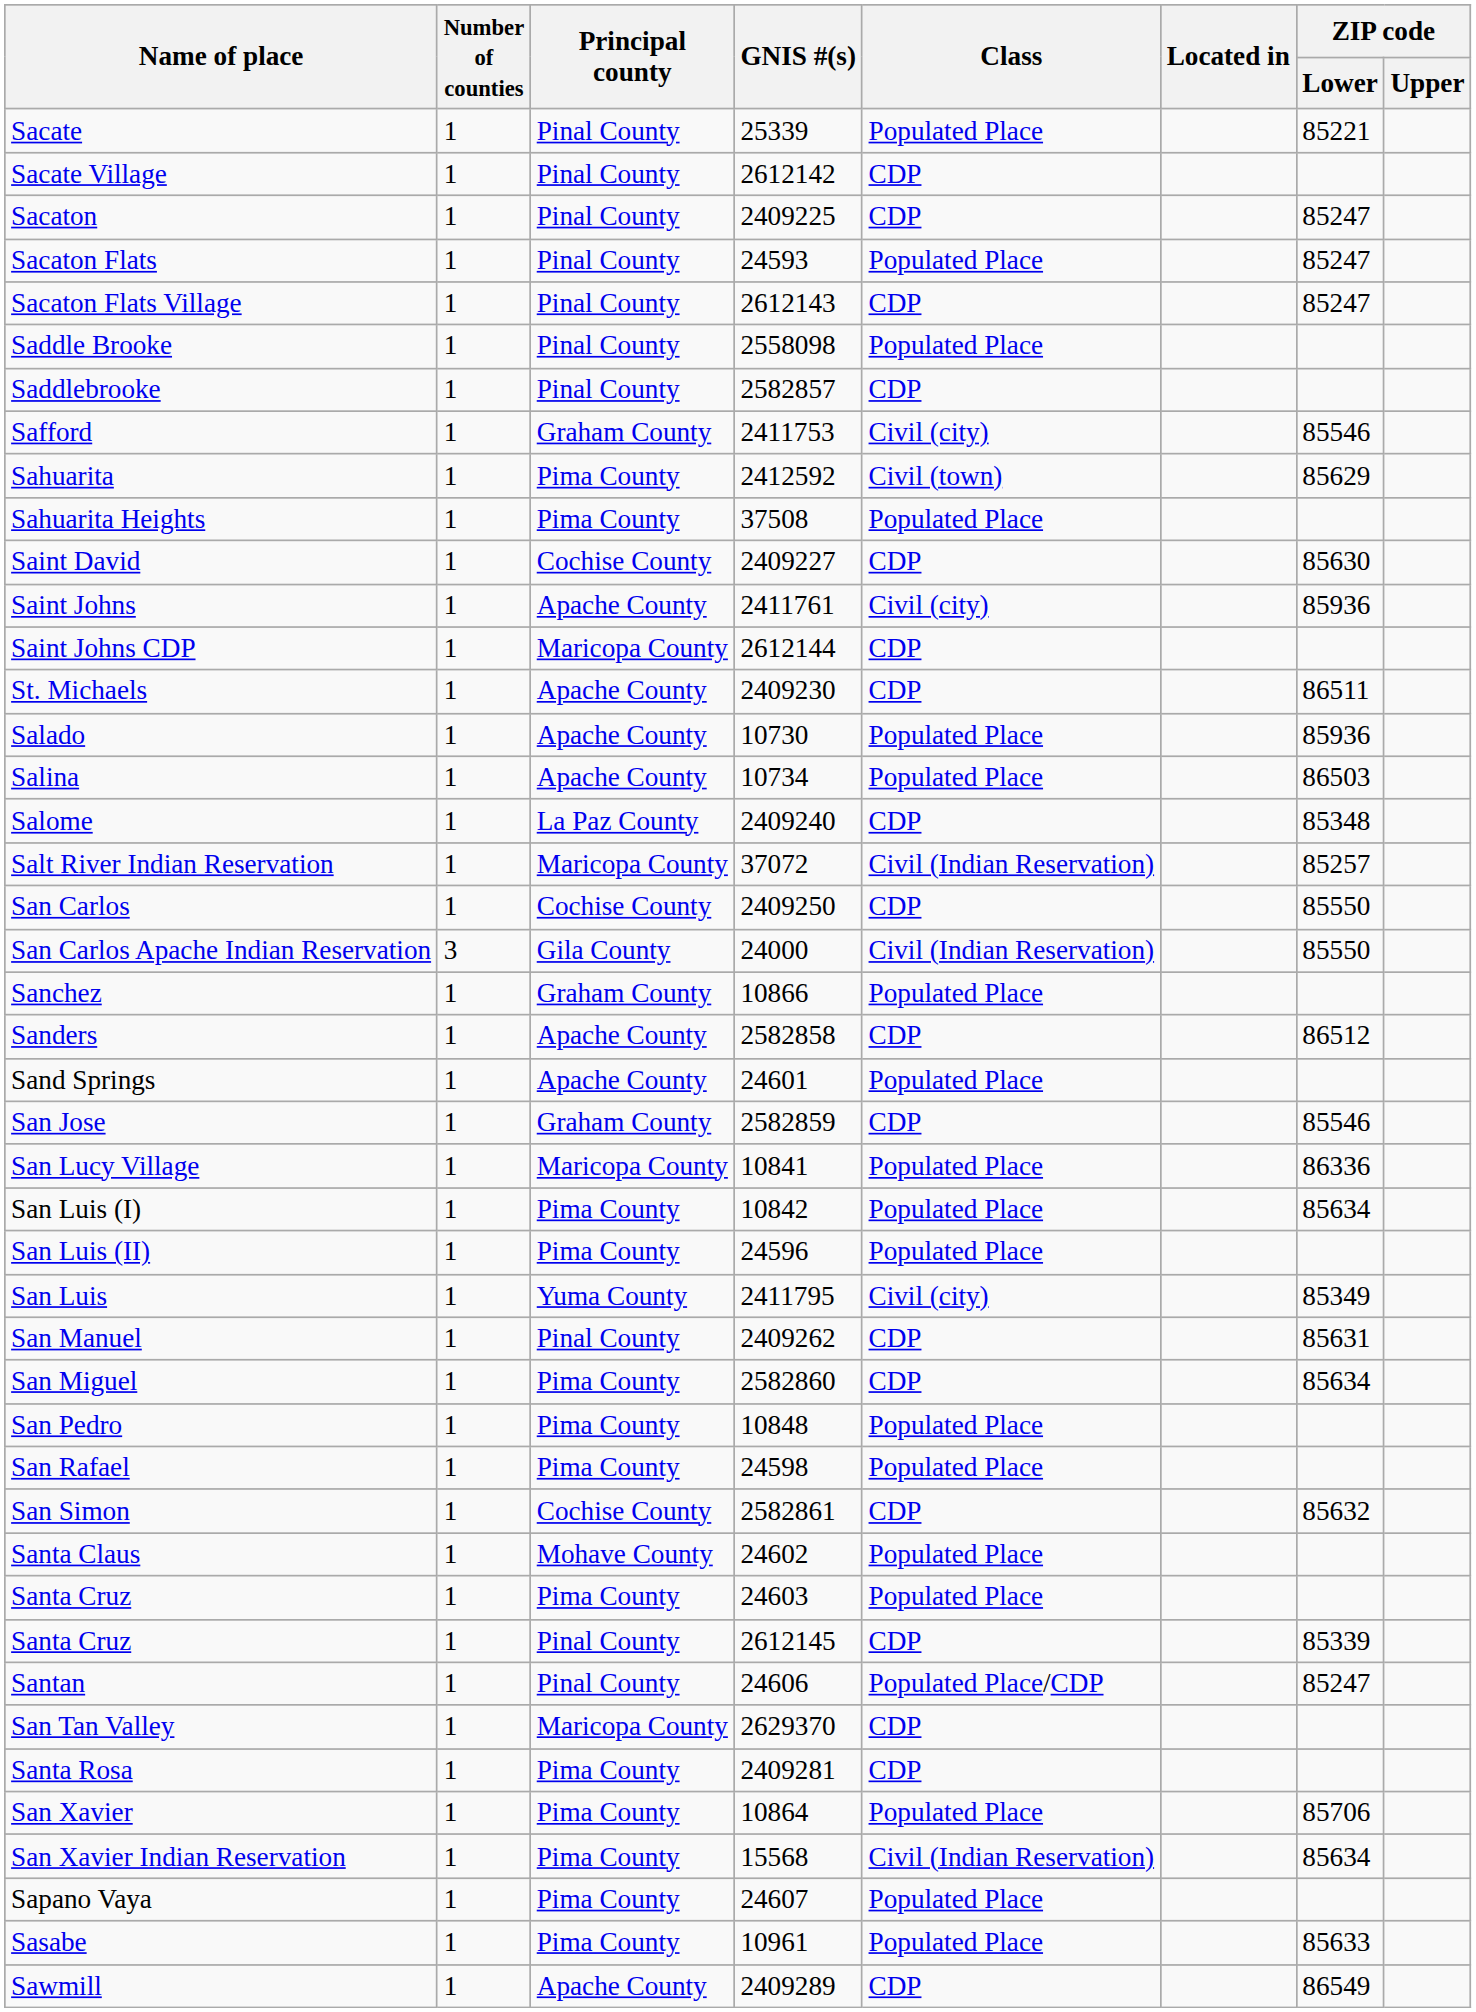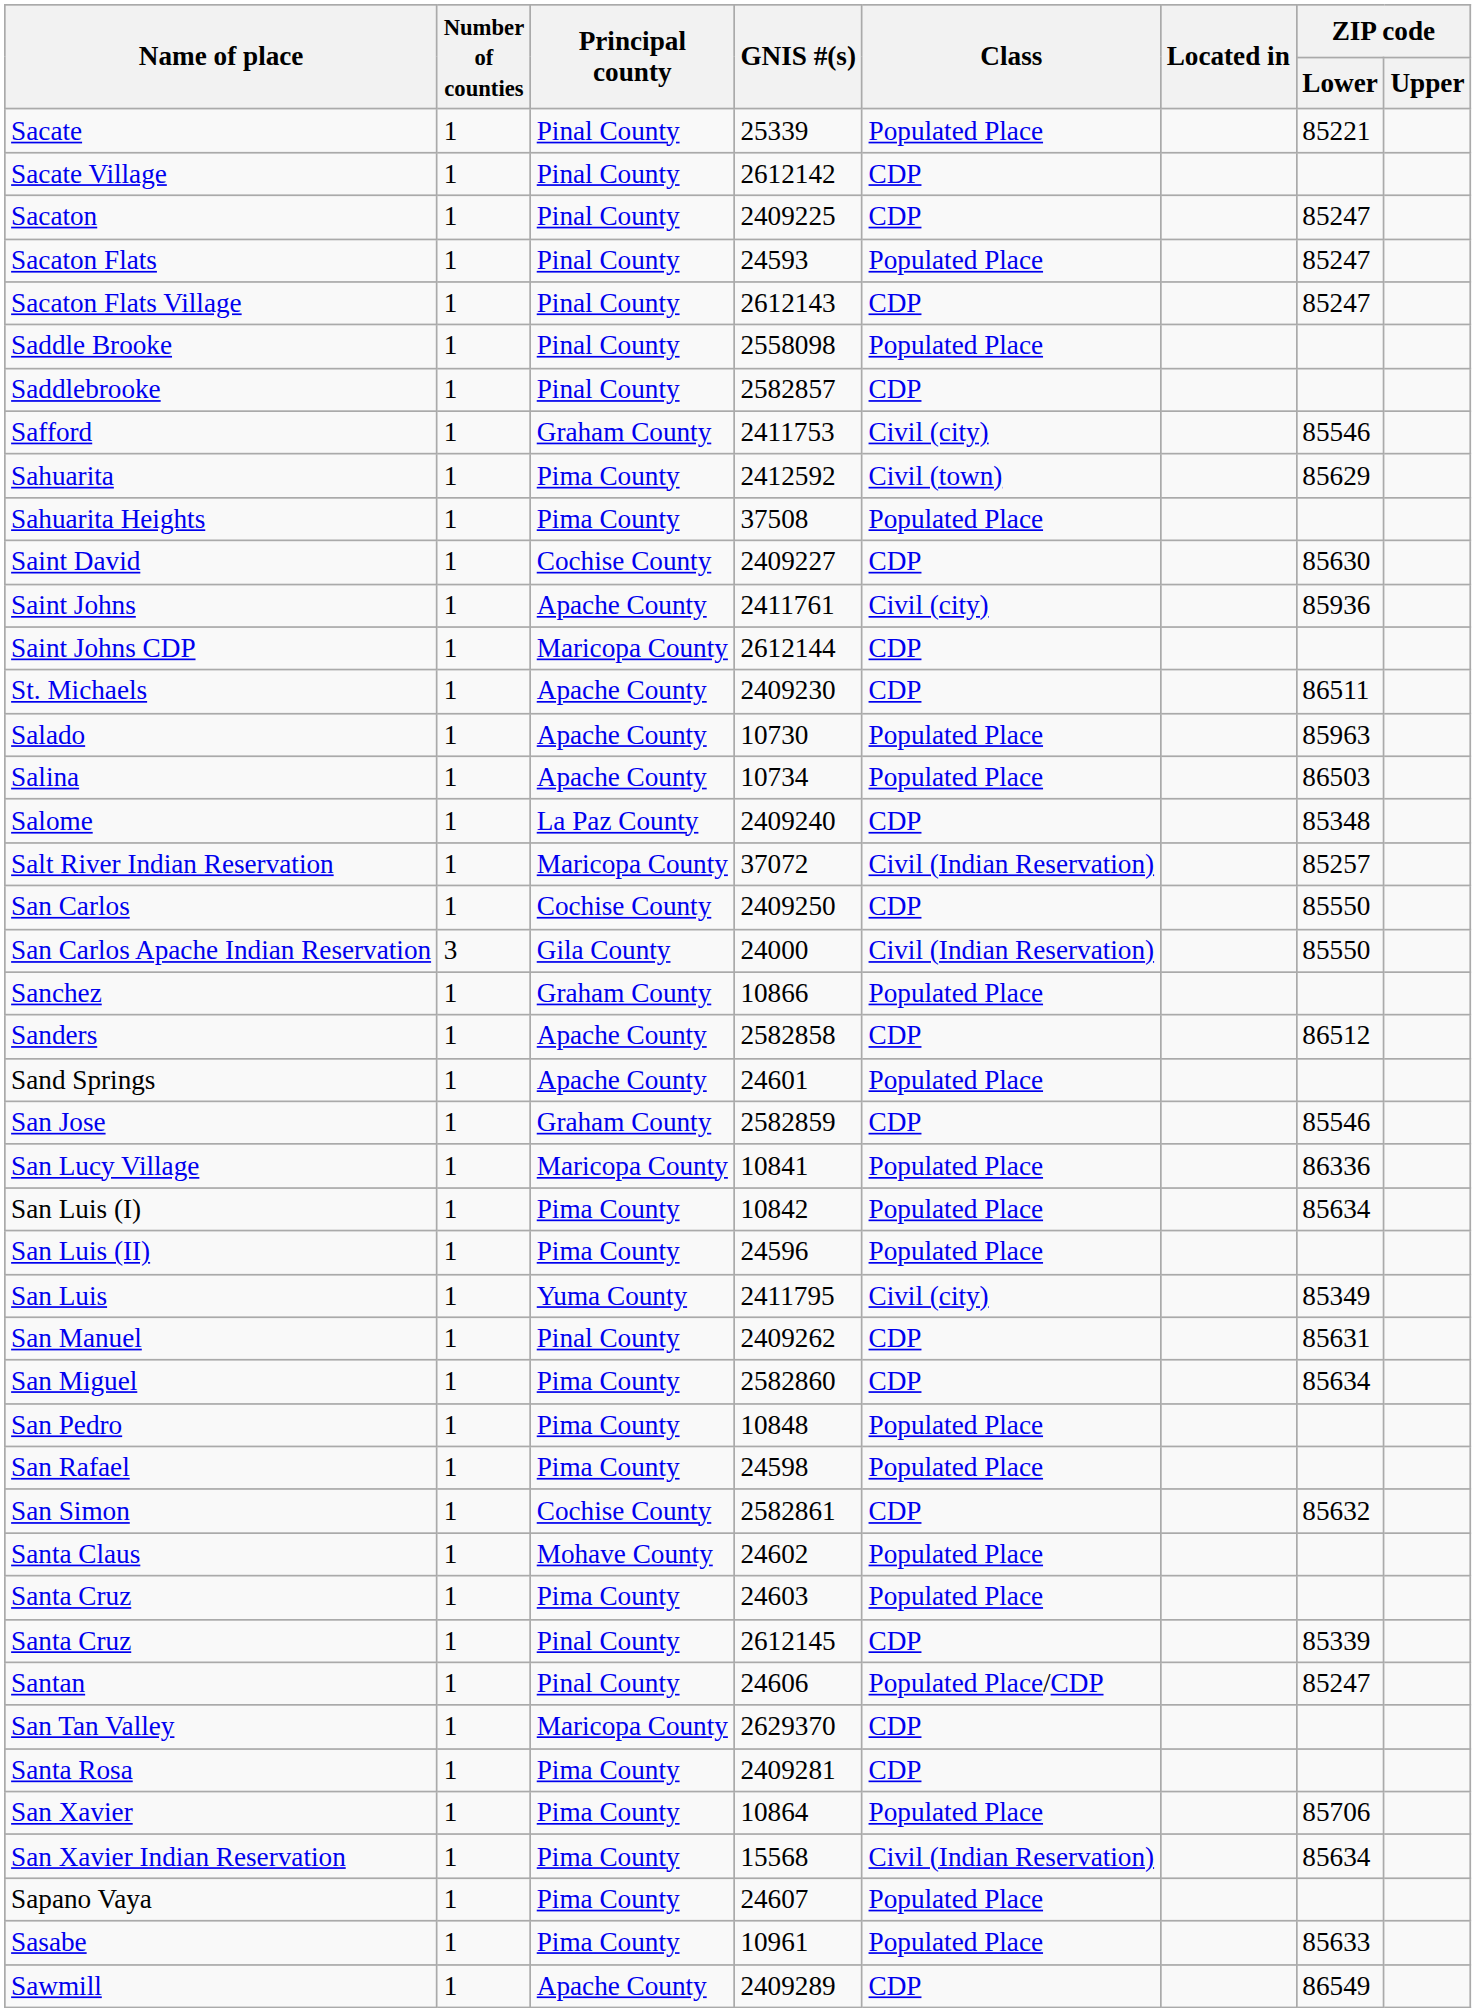(1336, 734) 85936 -> (1336, 734) 85963
